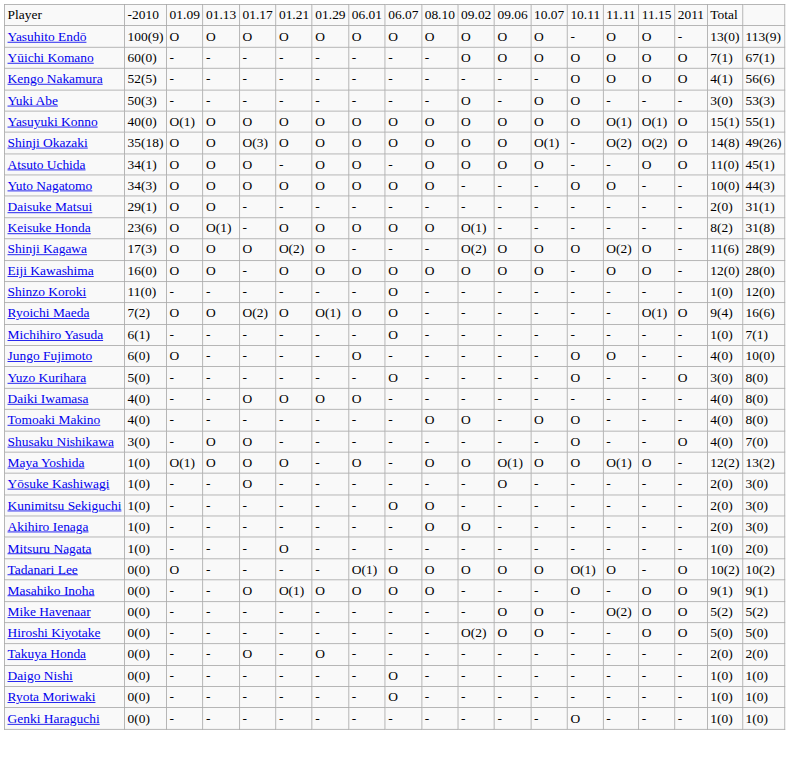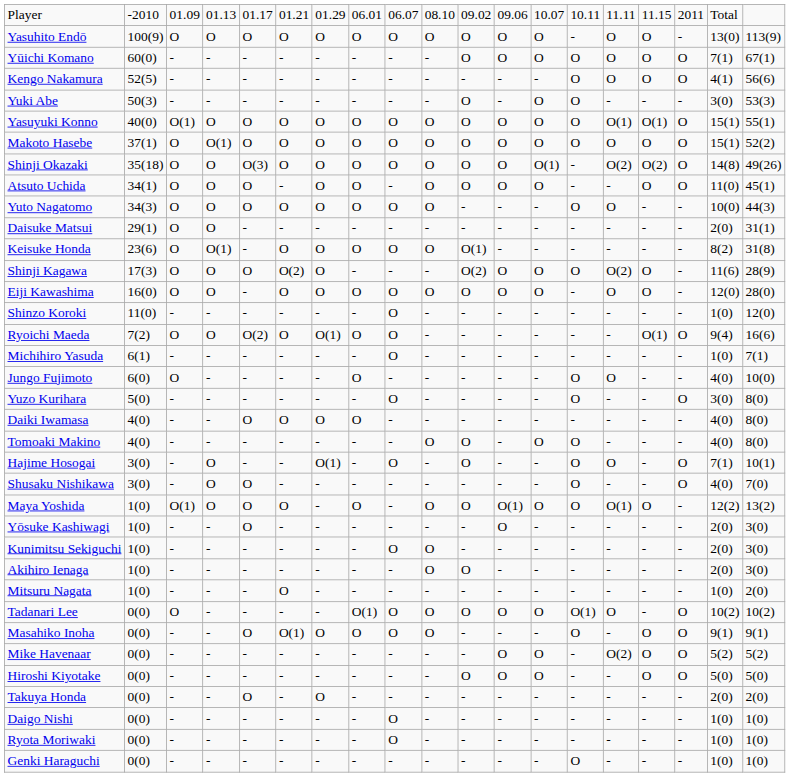+ row: (50, 143)
+ row: (51, 462)
(474, 633) O(2) -> (466, 675) O
